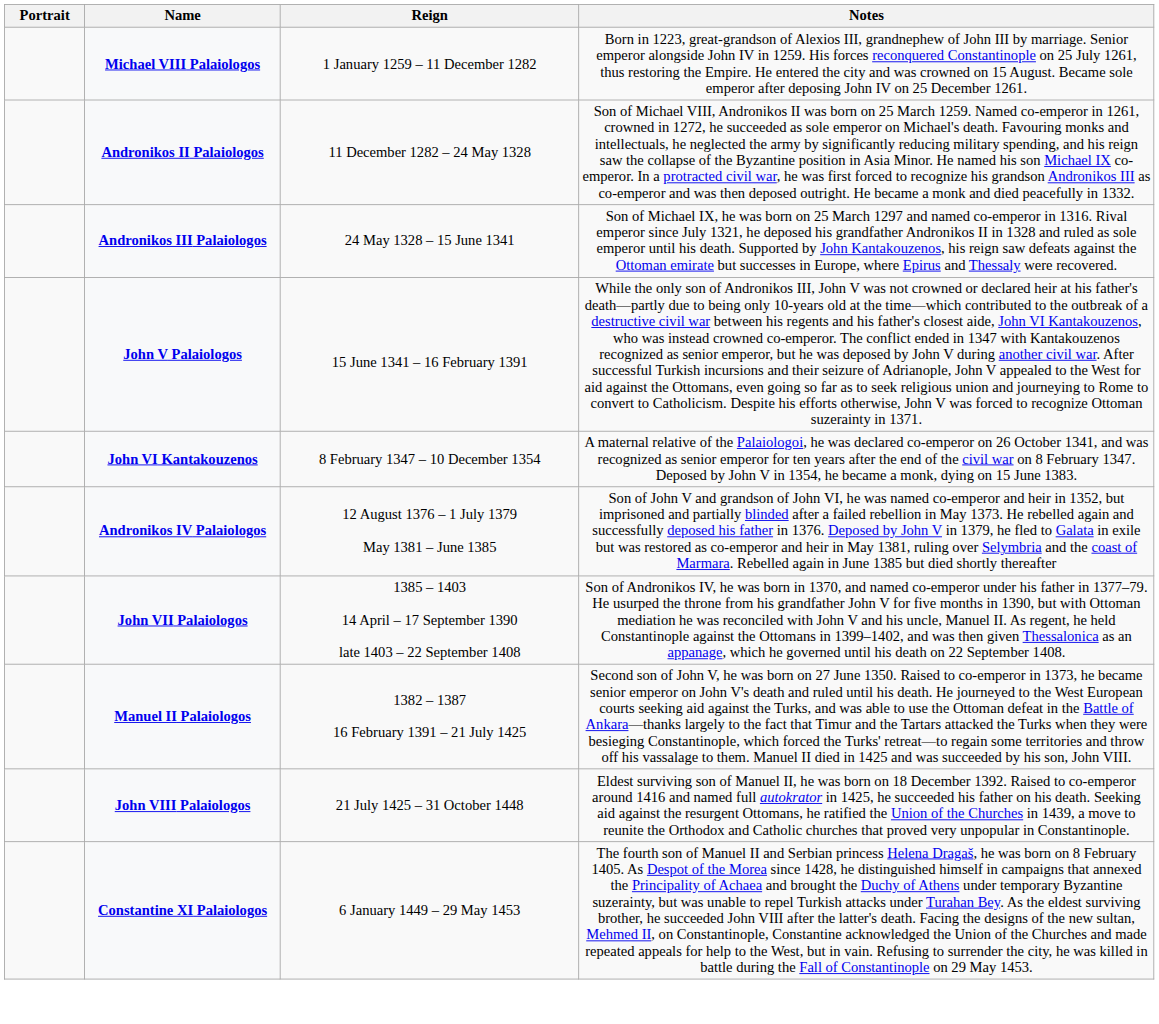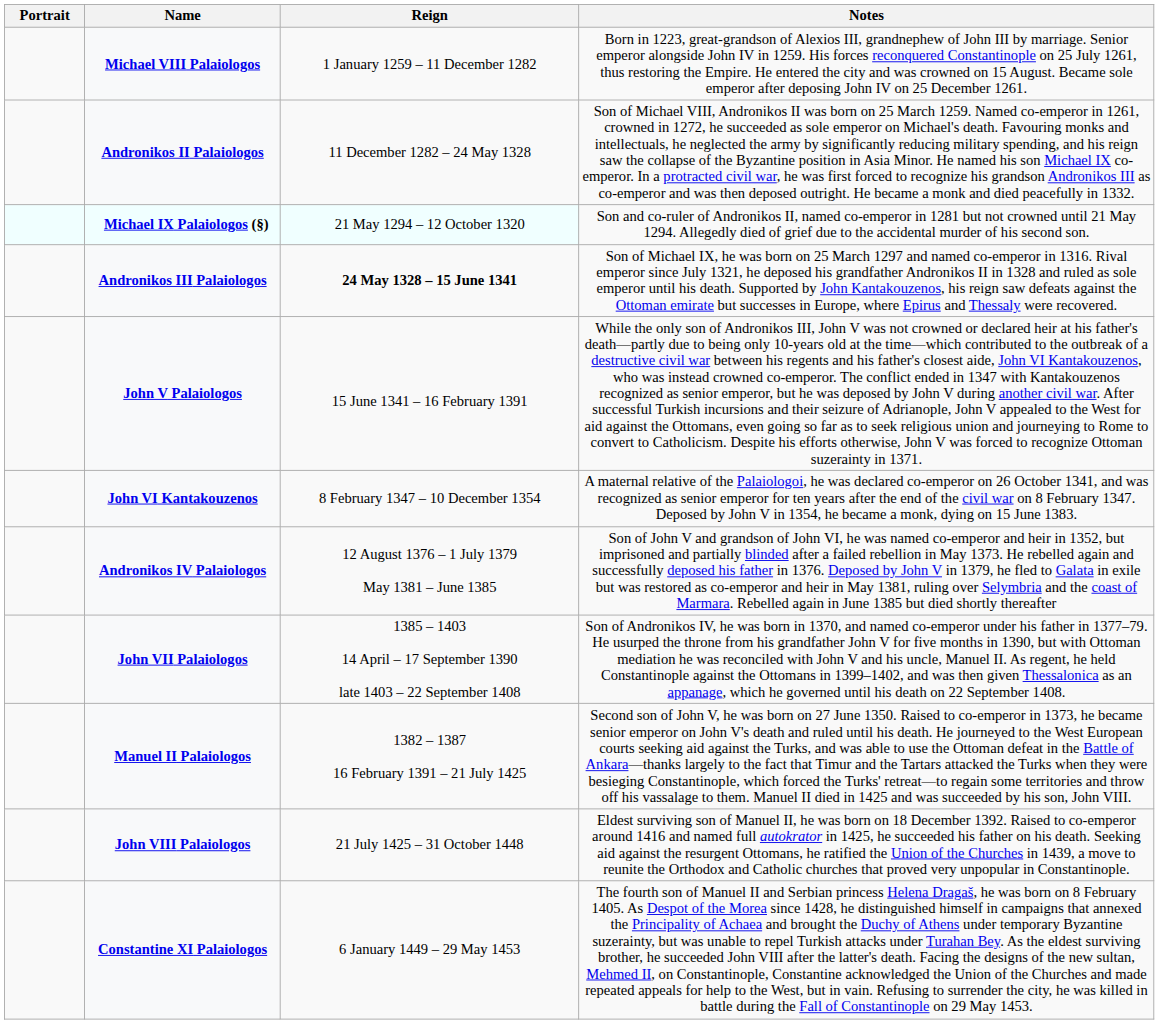+ row: (183, 224)
(430, 240) normal -> (430, 280) bold
